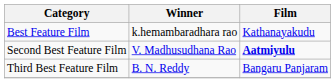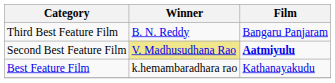rows swapped: (48, 31) <-> (63, 68)
(184, 50) no background -> (184, 50) khaki background
